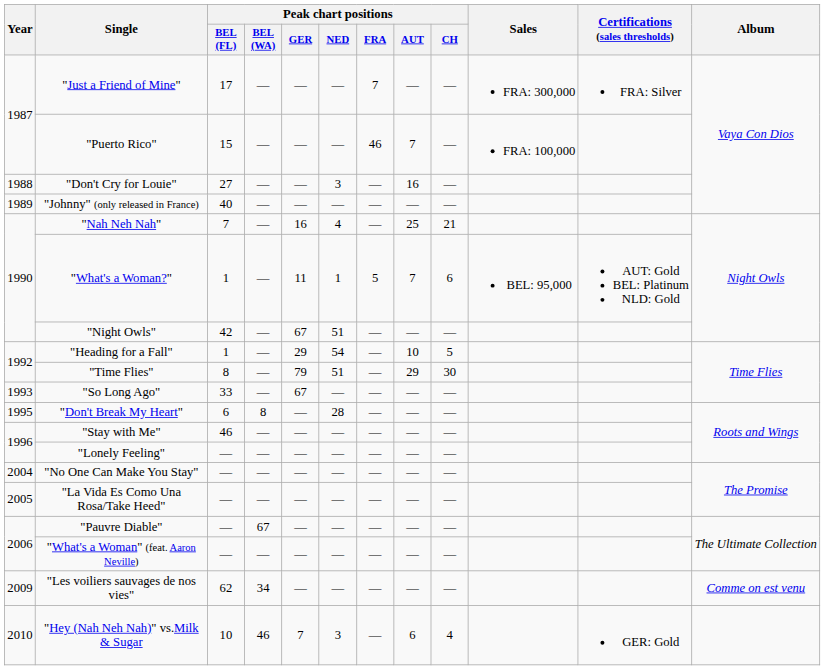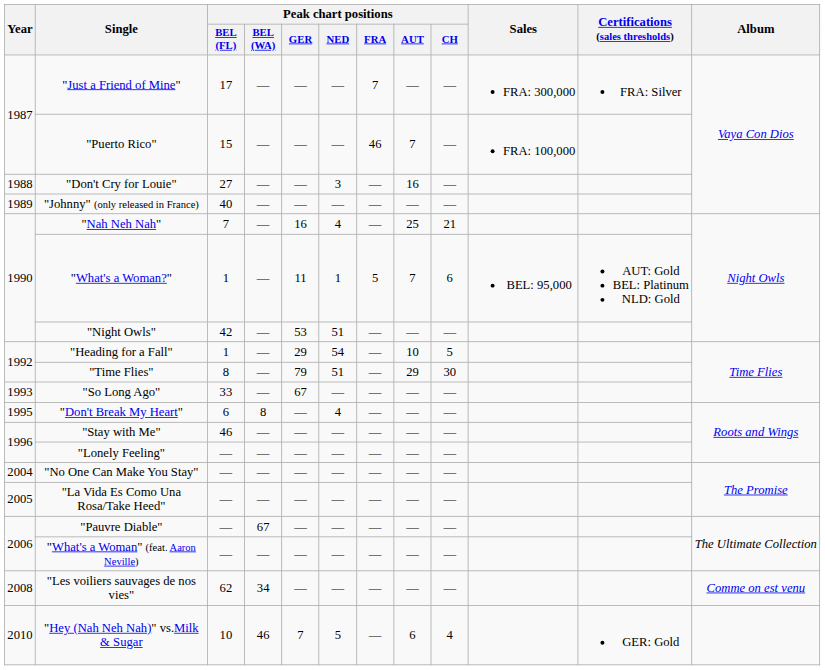(301, 332) 67 -> (301, 332) 53
(338, 412) 28 -> (338, 412) 4
(20, 588) 2009 -> (20, 588) 2008
(338, 635) 3 -> (338, 635) 5
